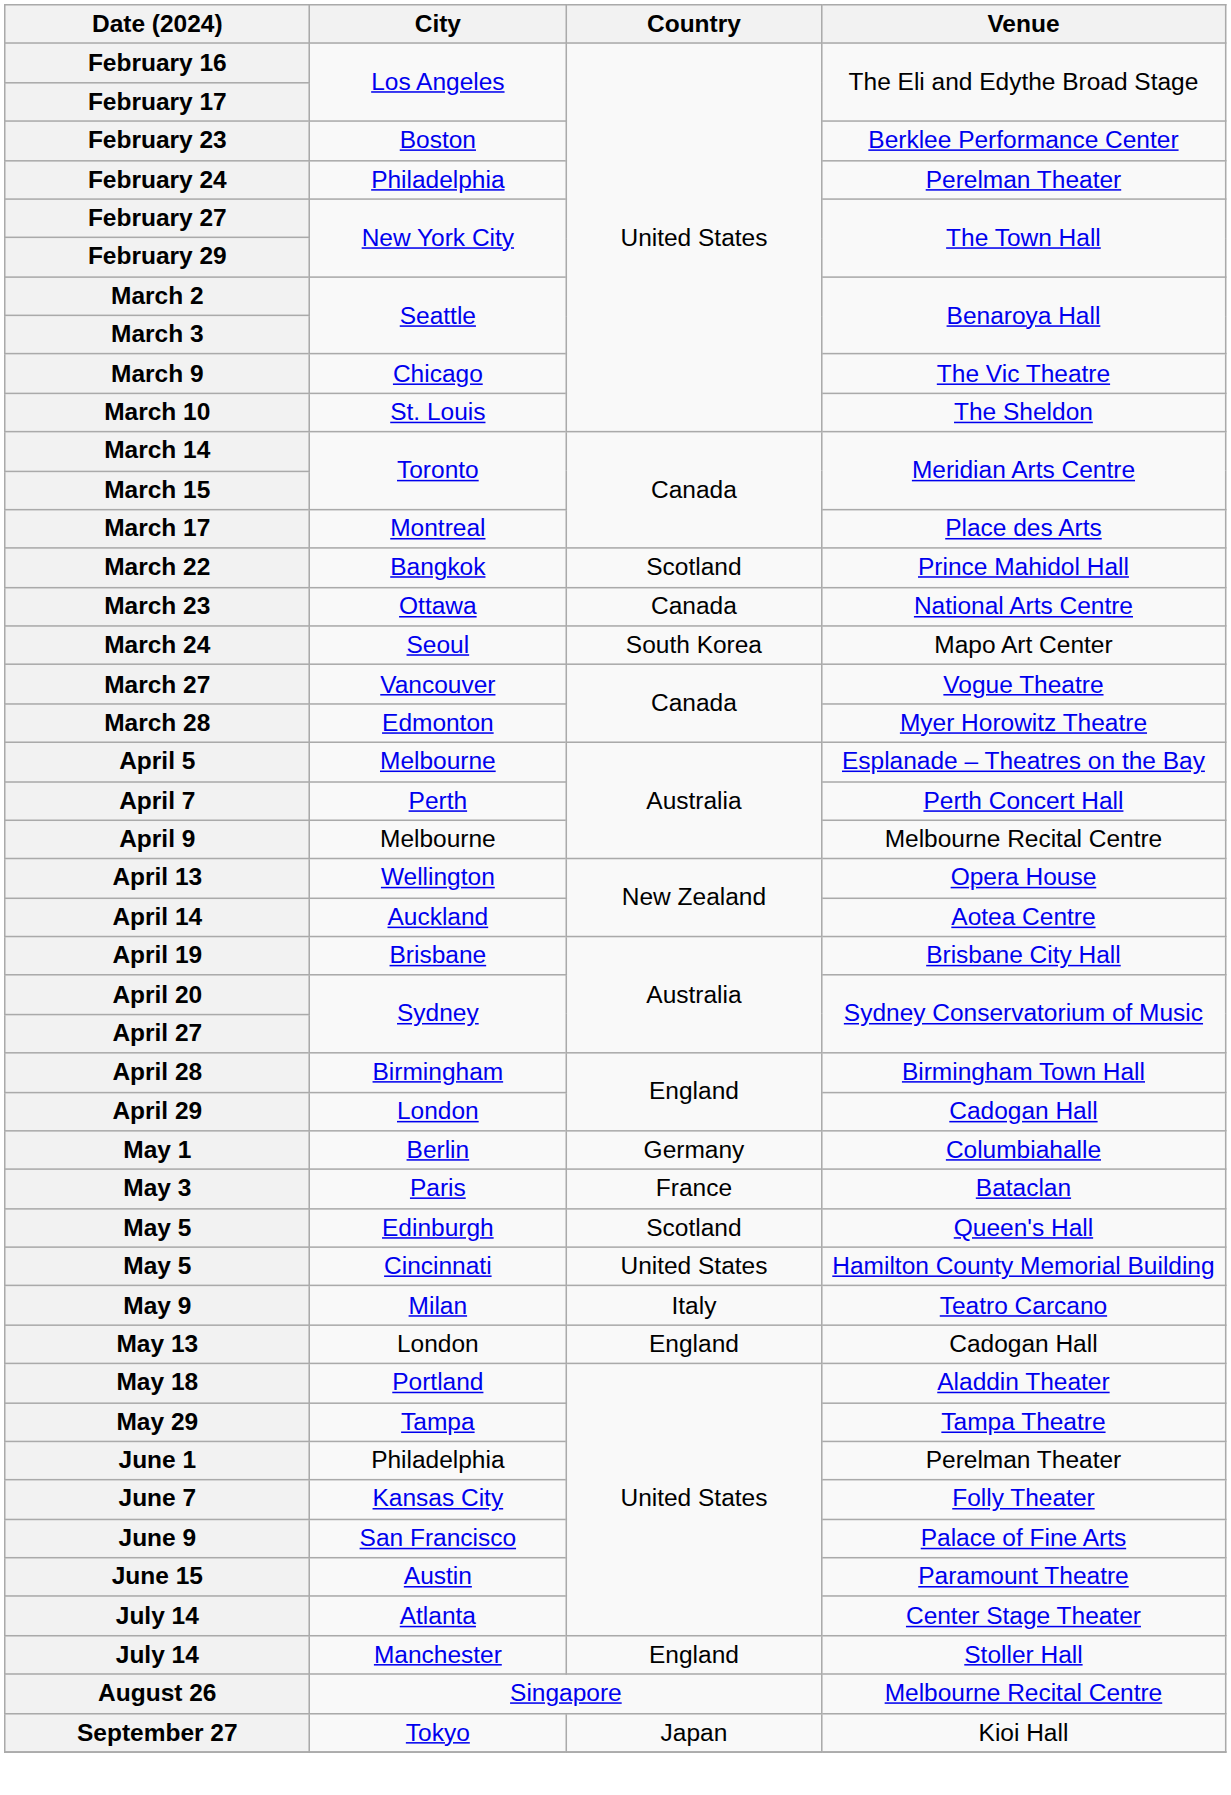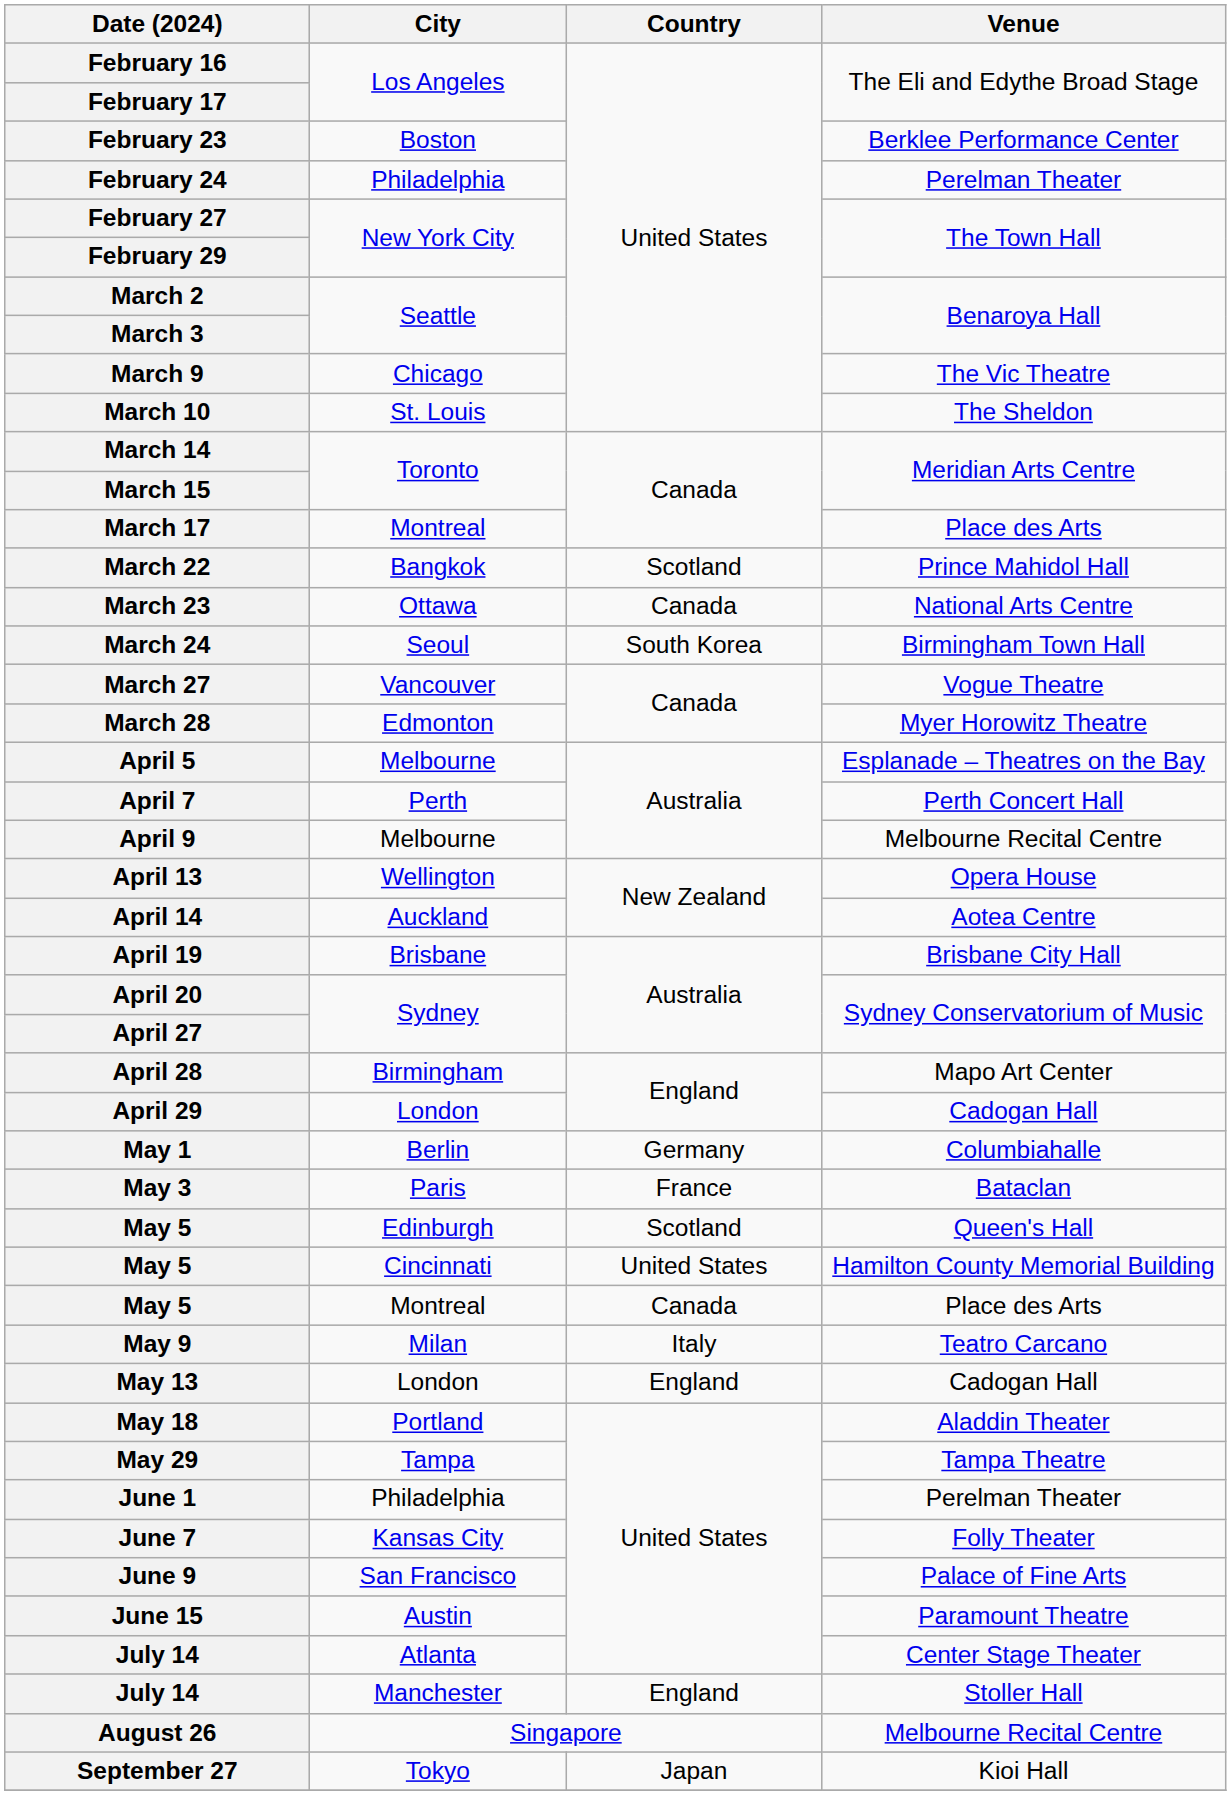(1023, 645) Mapo Art Center -> (1023, 645) Birmingham Town Hall
(1023, 1072) Birmingham Town Hall -> (1023, 1072) Mapo Art Center
+ row: (157, 1305)
